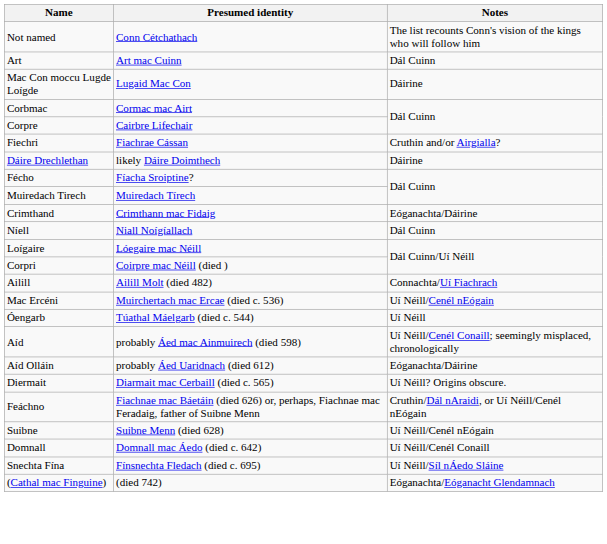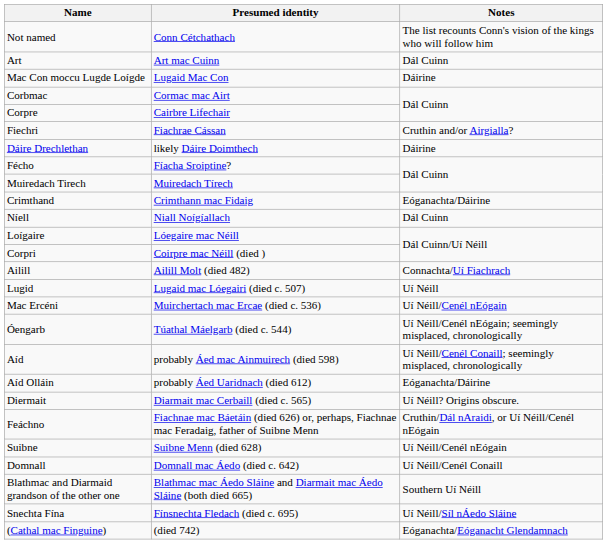+ row: (20, 288)
(408, 318) Uí Néill -> (480, 329) Uí Néill/Cenél nEógain; seemingly misplaced, chronologically
+ row: (63, 489)
